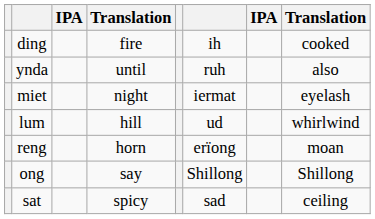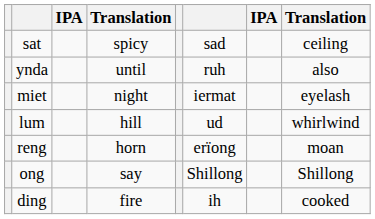rows swapped: (32, 43) <-> (32, 200)
